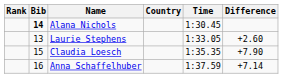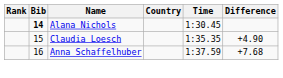- row: (88, 39)
(250, 53) +7.90 -> (250, 39) +4.90
(250, 66) +7.14 -> (250, 53) +7.68
